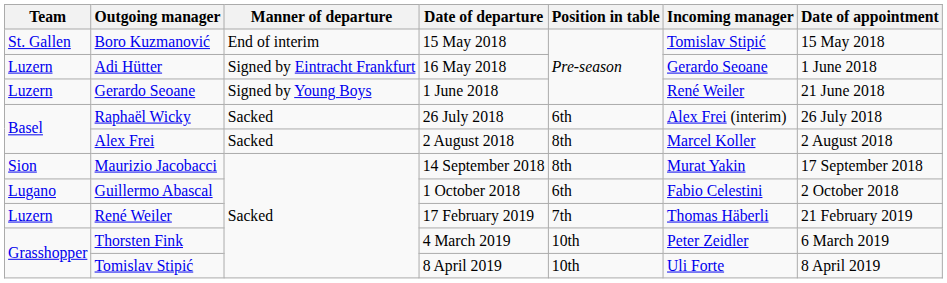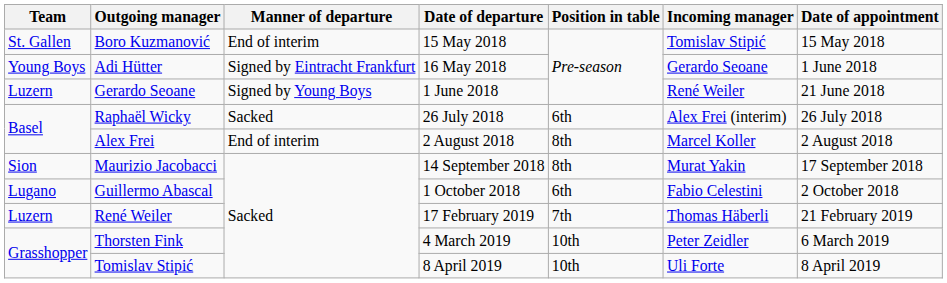(30, 66) Luzern -> (47, 66) Young Boys
(250, 141) Sacked -> (273, 141) End of interim
